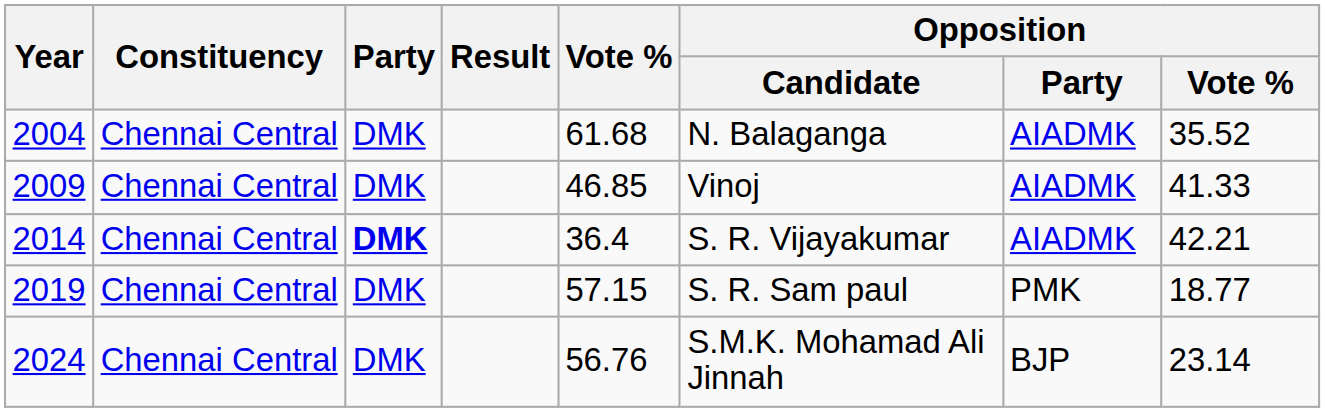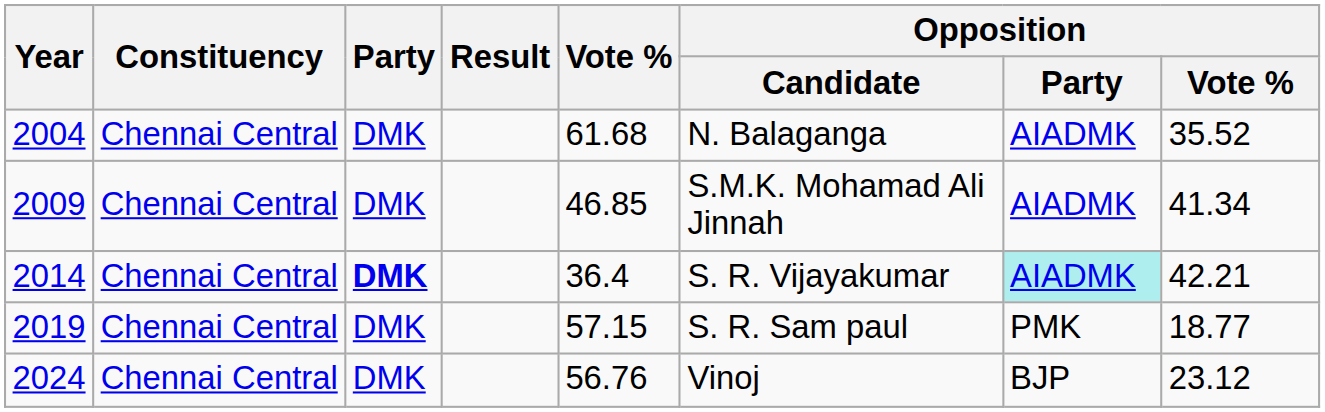(724, 186) Vinoj -> (836, 205) S.M.K. Mohamad Ali Jinnah
(1210, 186) 41.33 -> (1210, 205) 41.34
(1073, 238) no background -> (1073, 275) paleturquoise background
(836, 361) S.M.K. Mohamad Ali Jinnah -> (724, 379) Vinoj
(1210, 361) 23.14 -> (1210, 379) 23.12
